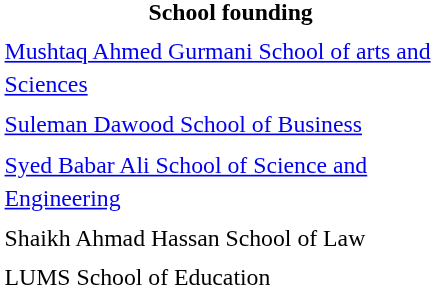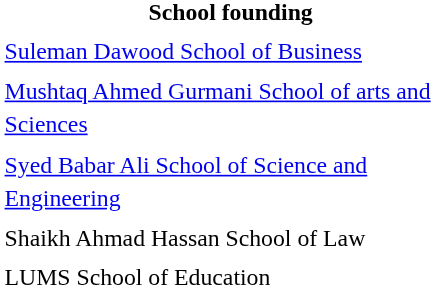rows swapped: (183, 124) <-> (218, 68)
